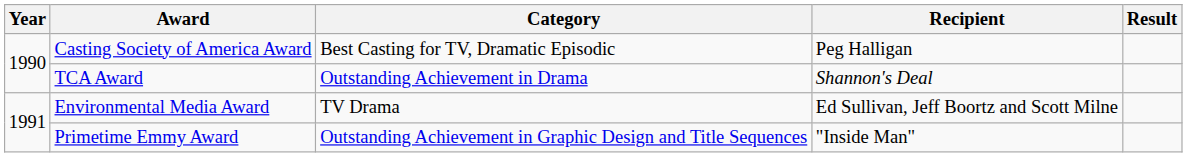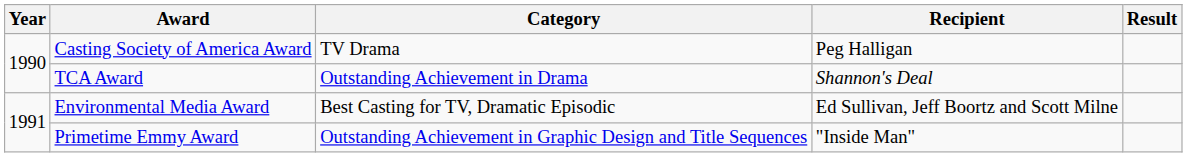(468, 48) Best Casting for TV, Dramatic Episodic -> (360, 48) TV Drama
(360, 107) TV Drama -> (468, 107) Best Casting for TV, Dramatic Episodic
